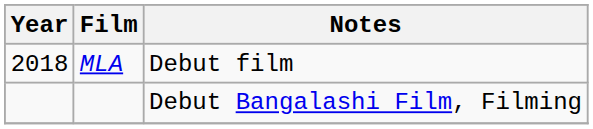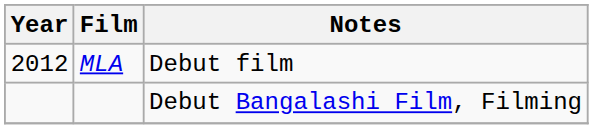(40, 64) 2018 -> (40, 64) 2012
